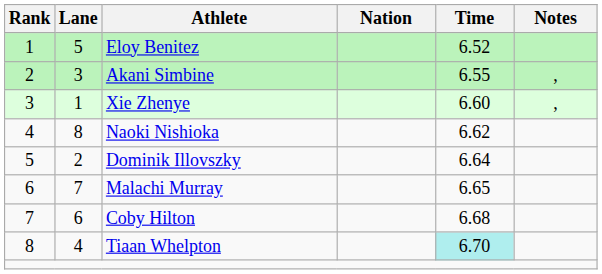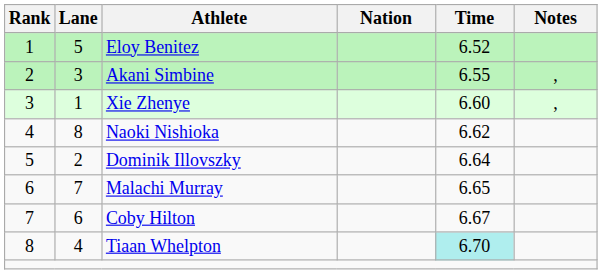(474, 217) 6.68 -> (474, 217) 6.67
